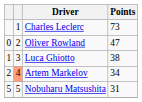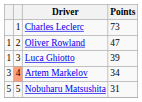(9, 42) 0 -> (9, 42) 1
(115, 58) 38 -> (115, 58) 39
(9, 73) 2 -> (9, 73) 3
